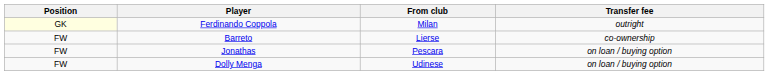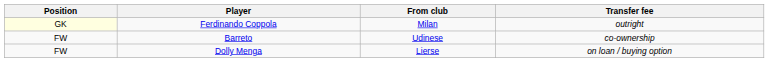(428, 37) Lierse -> (428, 37) Udinese
- row: (238, 50)
(428, 64) Udinese -> (428, 50) Lierse
